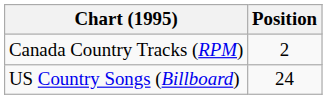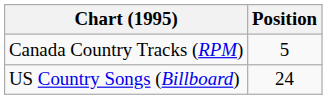(285, 49) 2 -> (285, 49) 5
